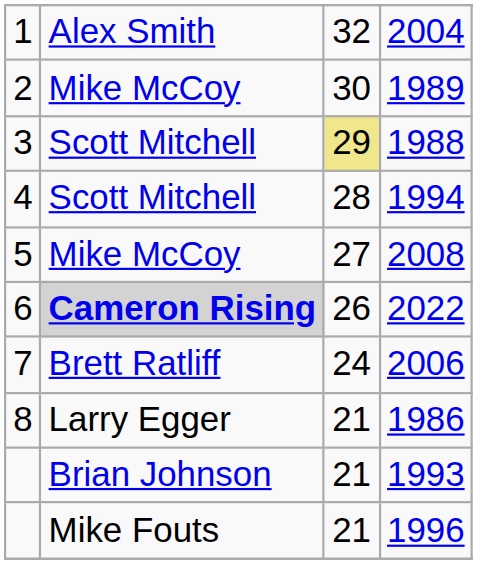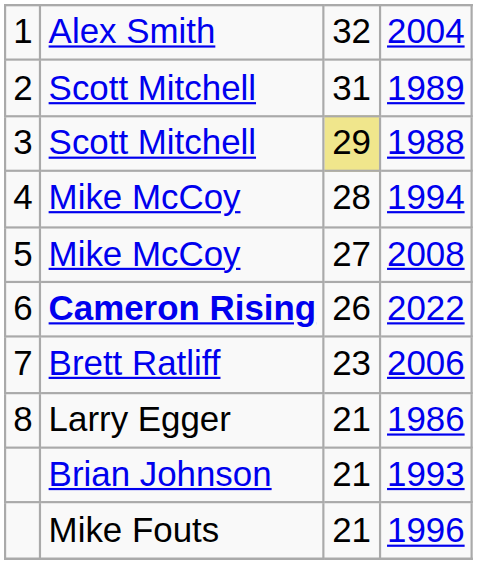(145, 87) Mike McCoy -> (152, 87) Scott Mitchell
(352, 87) 30 -> (352, 87) 31
(152, 198) Scott Mitchell -> (145, 198) Mike McCoy
(182, 308) lightgrey background -> (182, 308) no background
(352, 364) 24 -> (352, 364) 23
